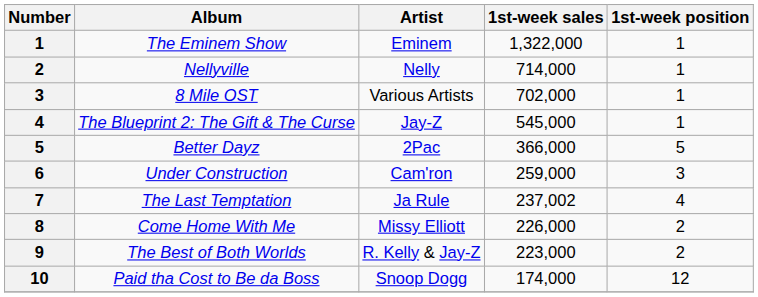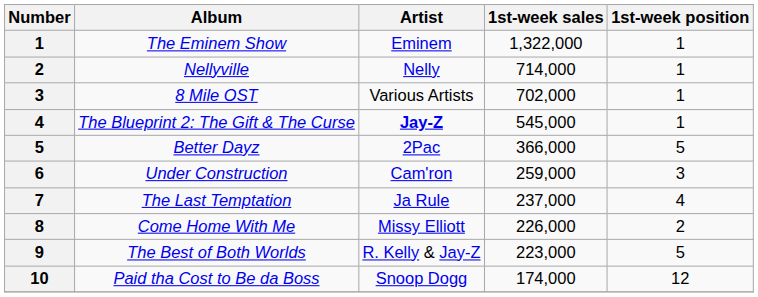(421, 122) normal -> (421, 122) bold
(546, 200) 237,002 -> (546, 200) 237,000
(680, 252) 2 -> (680, 252) 5
